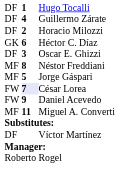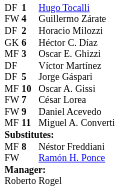(11, 19) DF -> (12, 19) FW
(11, 54) DF -> (12, 54) MF
rows swapped: (72, 65) <-> (70, 135)
(12, 77) MF -> (11, 77) DF
+ row: (67, 88)
(24, 88) lavender background -> (24, 100) no background
+ row: (72, 158)
